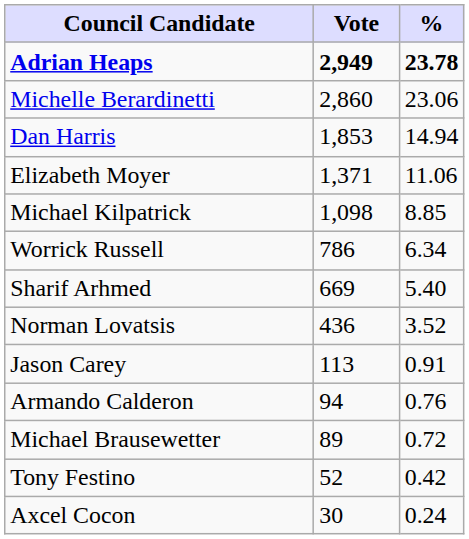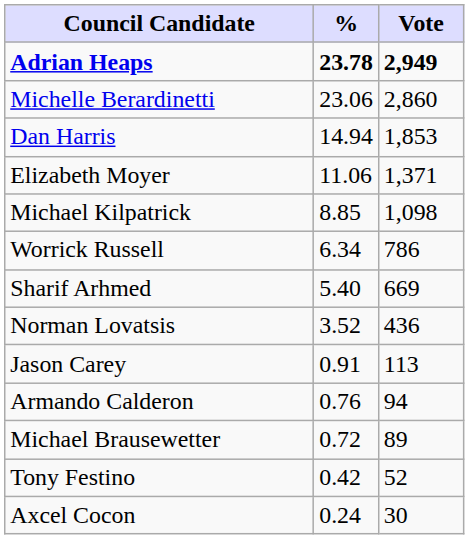columns swapped: (356, 23) <-> (432, 23)
